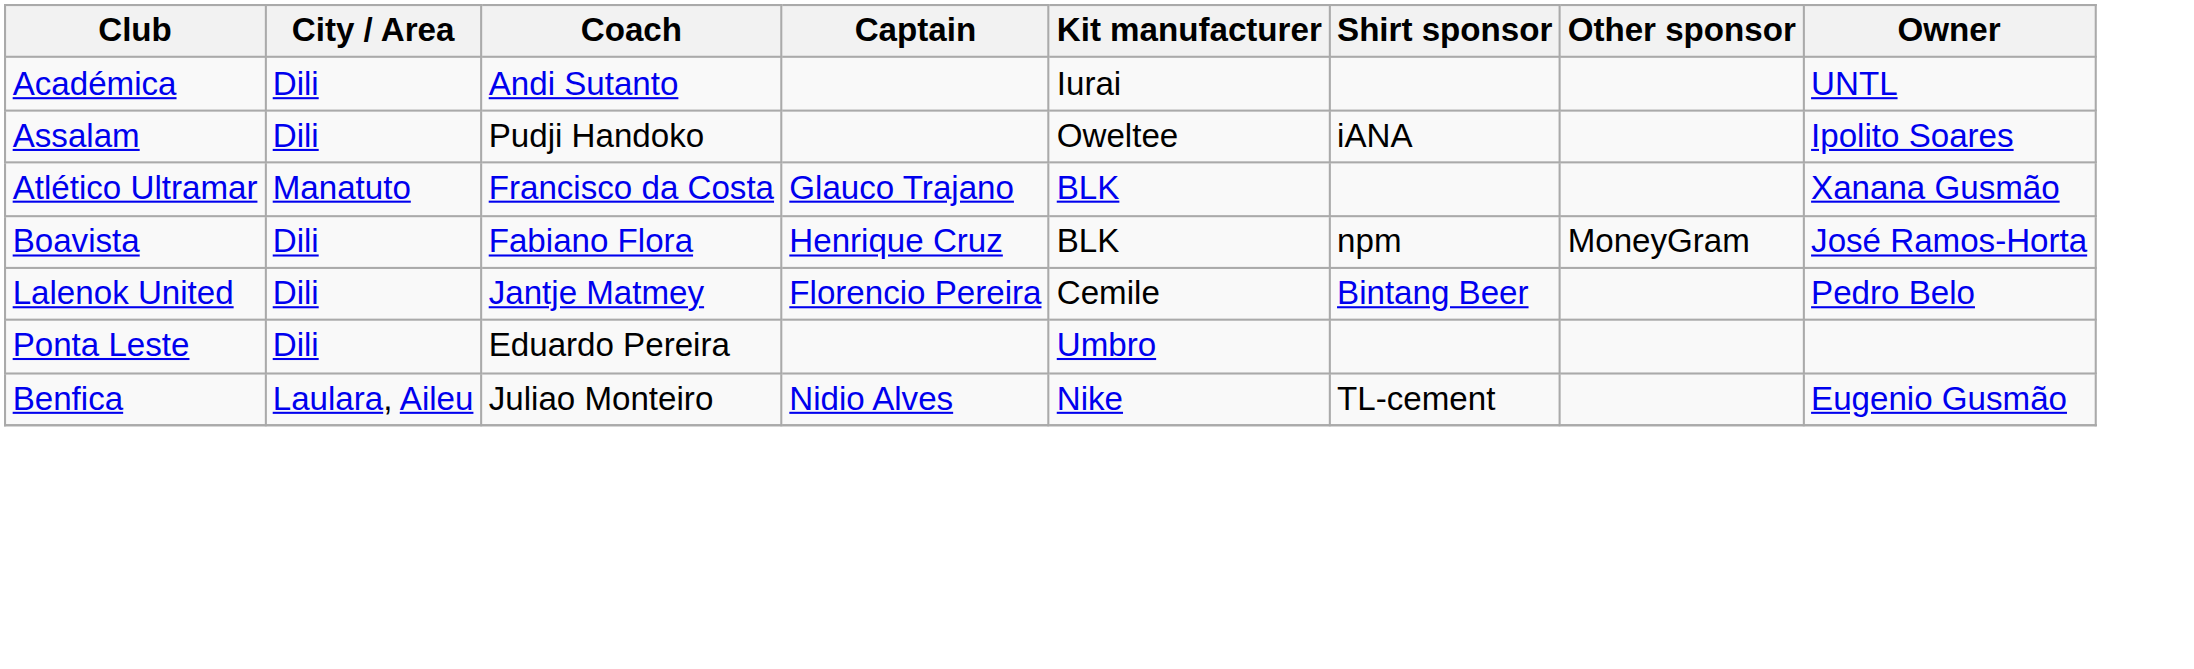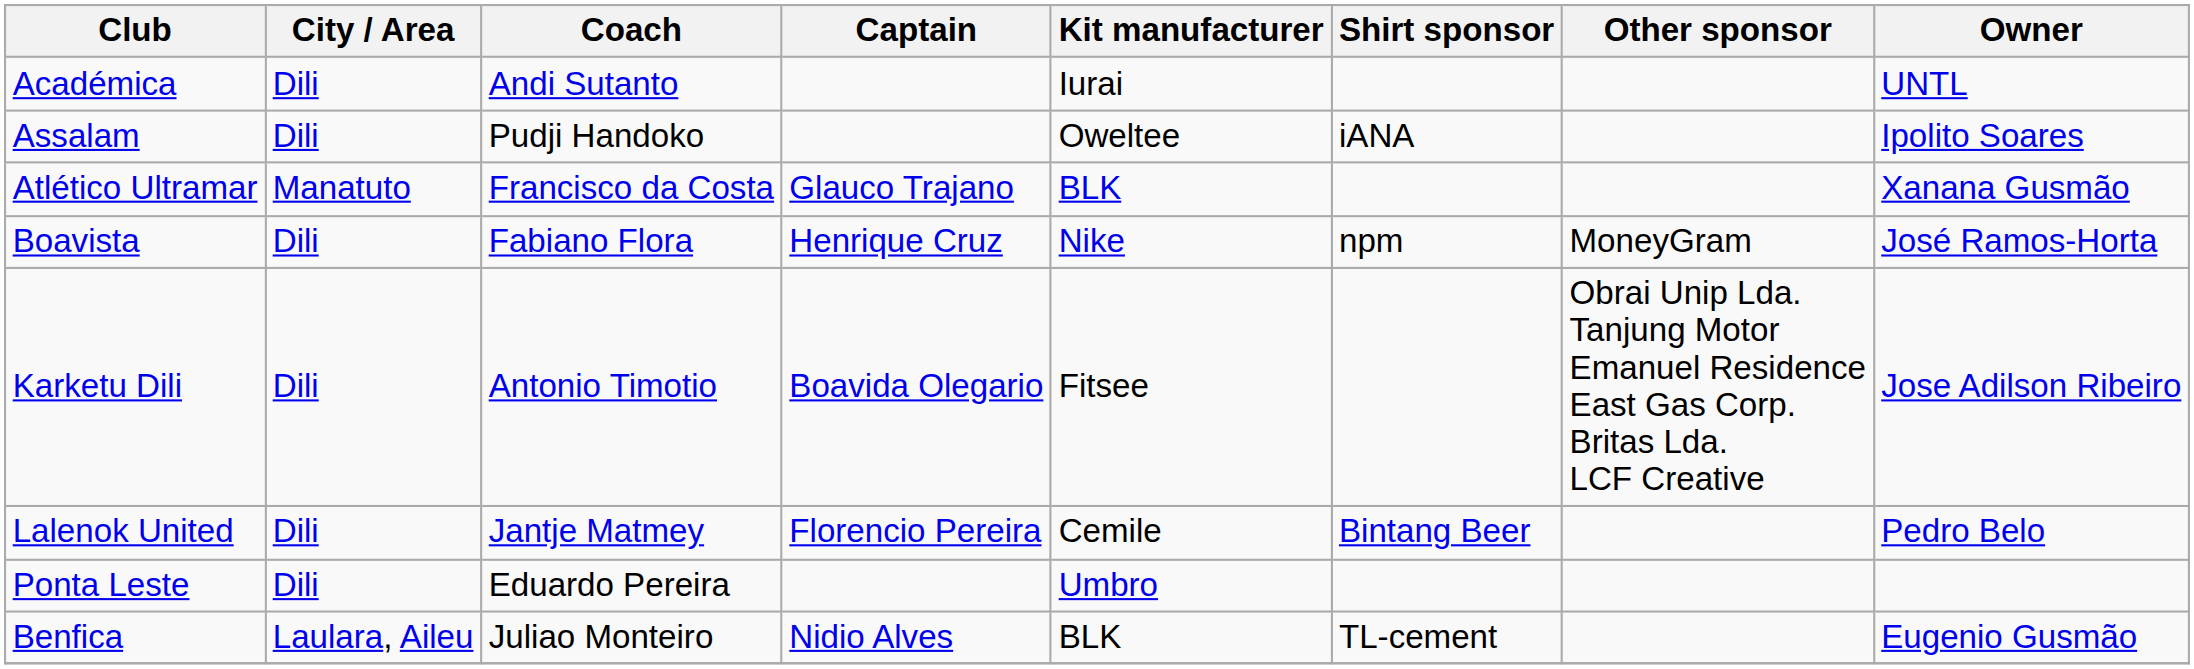(1088, 240) BLK -> (1092, 240) Nike
+ row: (97, 386)
(1090, 398) Nike -> (1090, 637) BLK
